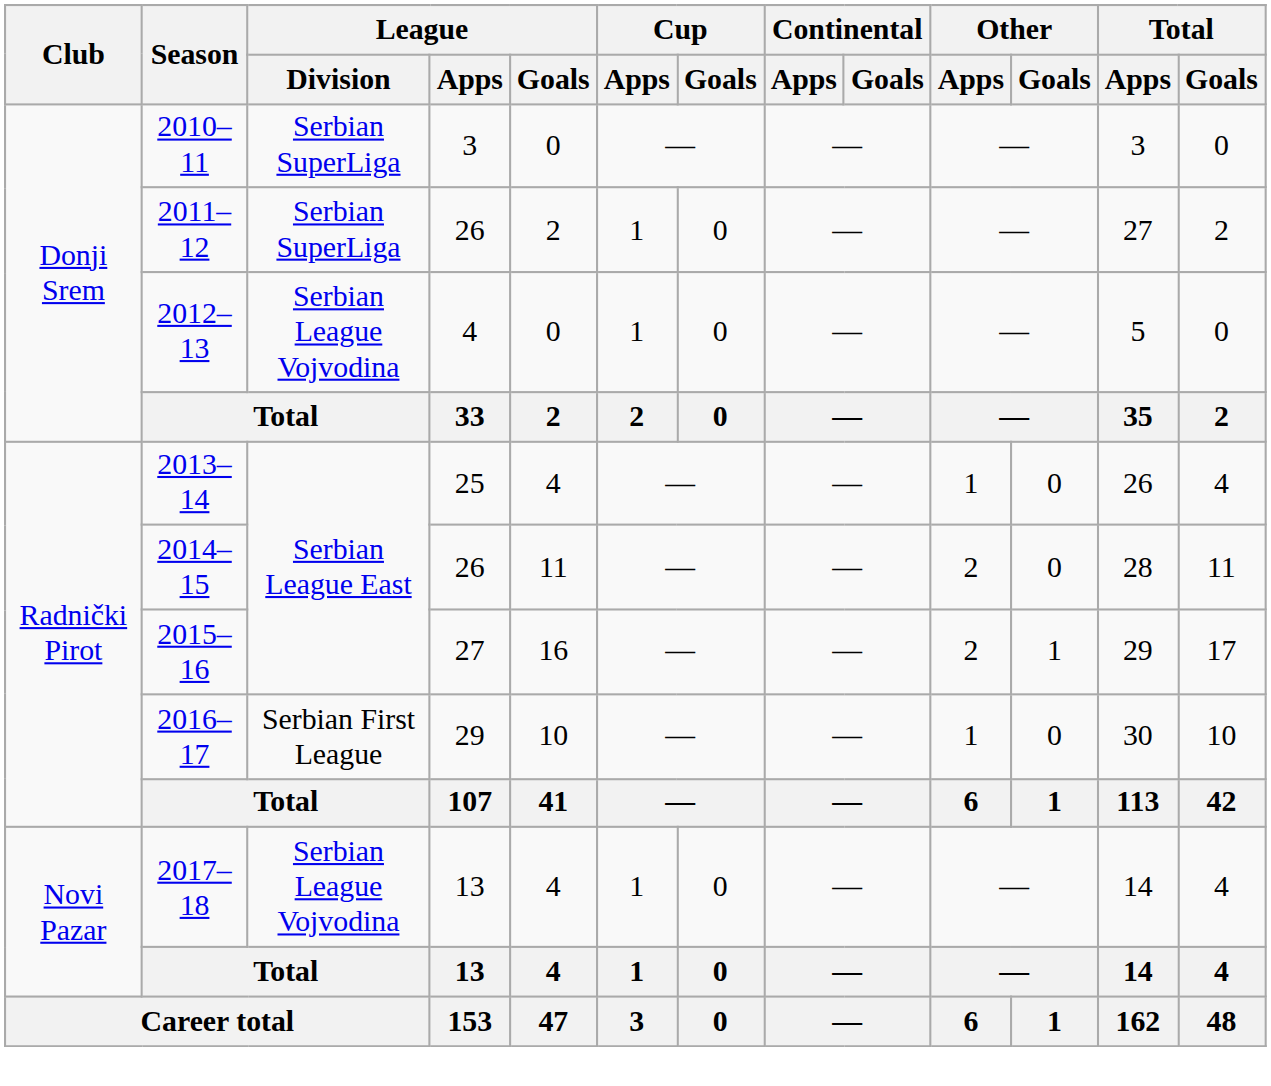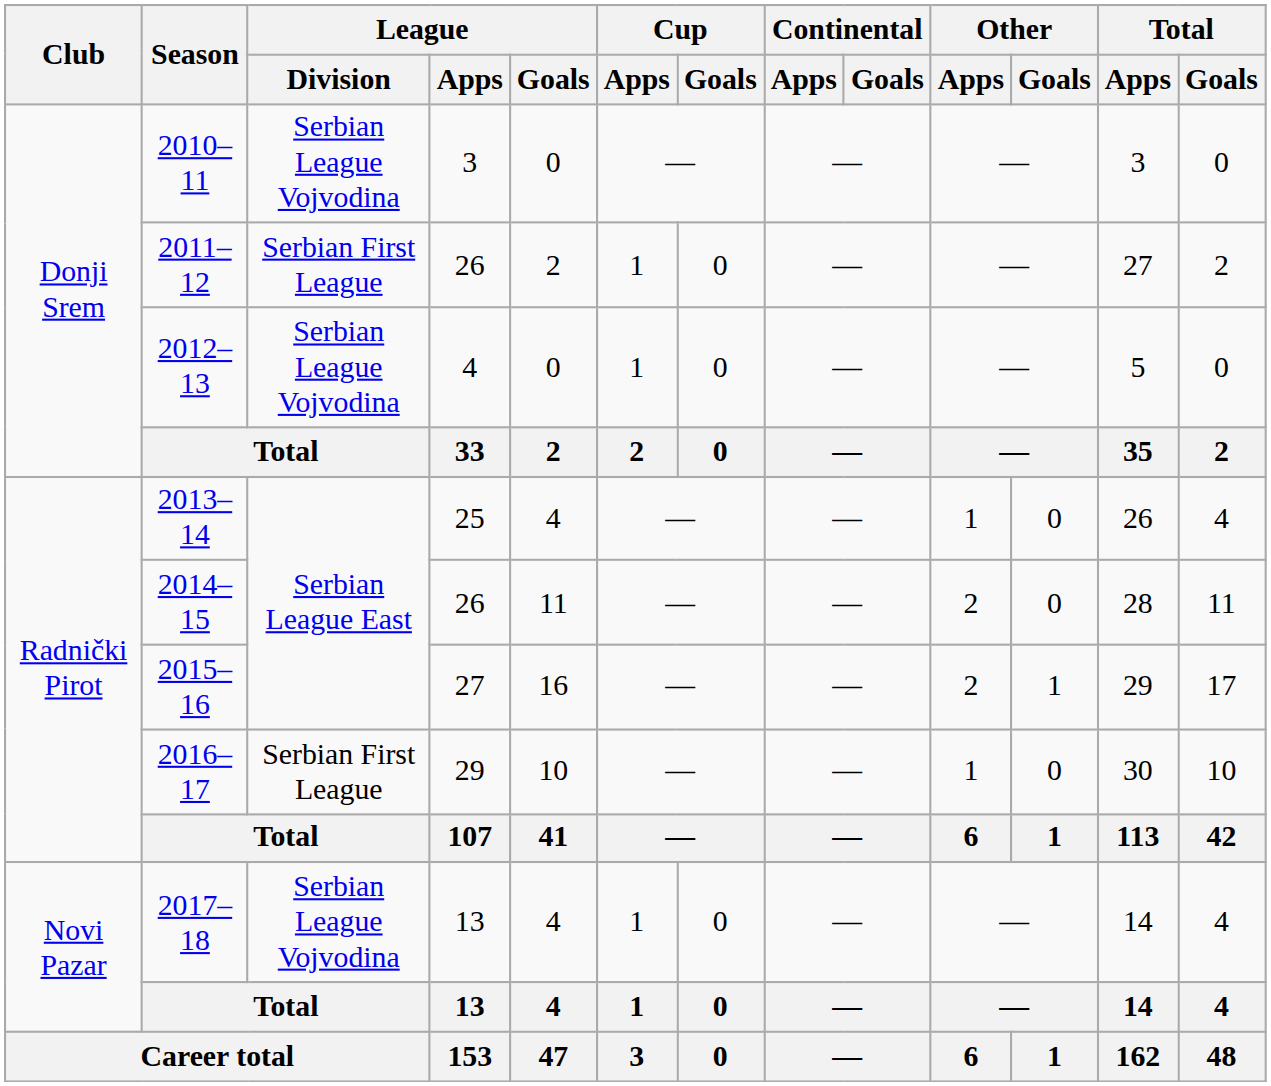(338, 145) Serbian SuperLiga -> (339, 162) Serbian League Vojvodina
(338, 229) Serbian SuperLiga -> (339, 264) Serbian First League
